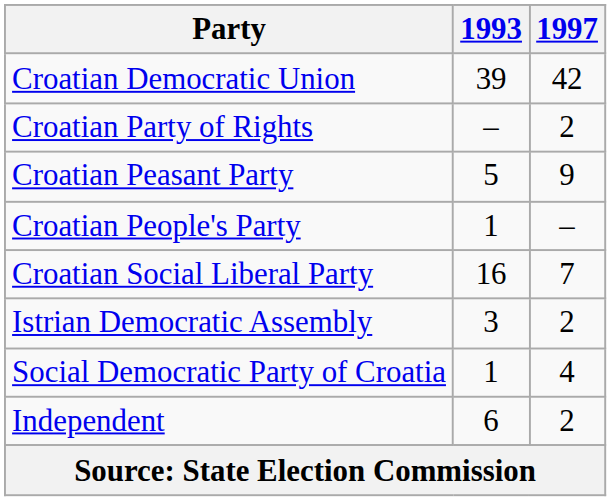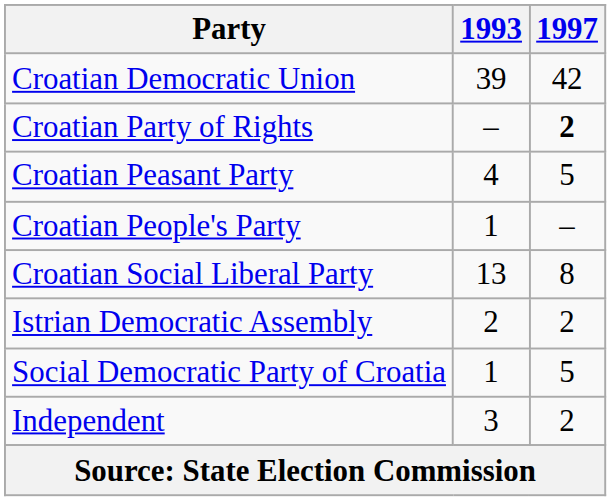(567, 126) normal -> (567, 126) bold
(491, 175) 5 -> (491, 175) 4
(567, 175) 9 -> (567, 175) 5
(491, 273) 16 -> (491, 273) 13
(567, 273) 7 -> (567, 273) 8
(491, 322) 3 -> (491, 322) 2
(567, 371) 4 -> (567, 371) 5
(491, 420) 6 -> (491, 420) 3
